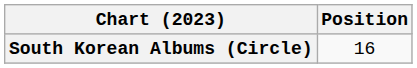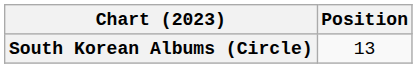(365, 49) 16 -> (365, 49) 13
